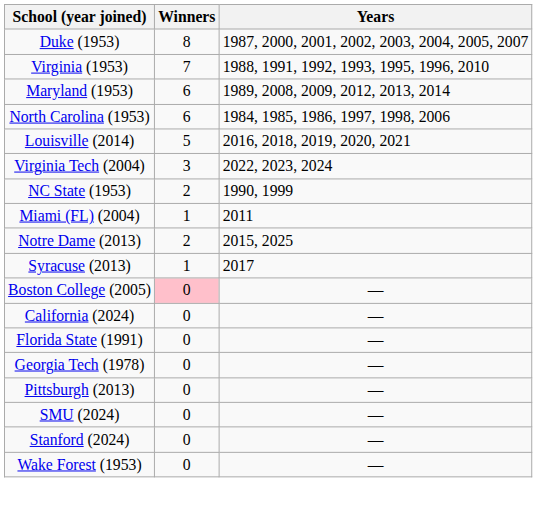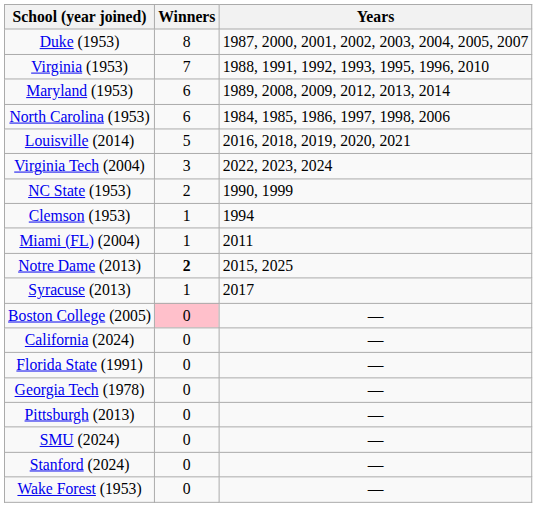+ row: (80, 215)
(187, 240) normal -> (187, 265) bold
